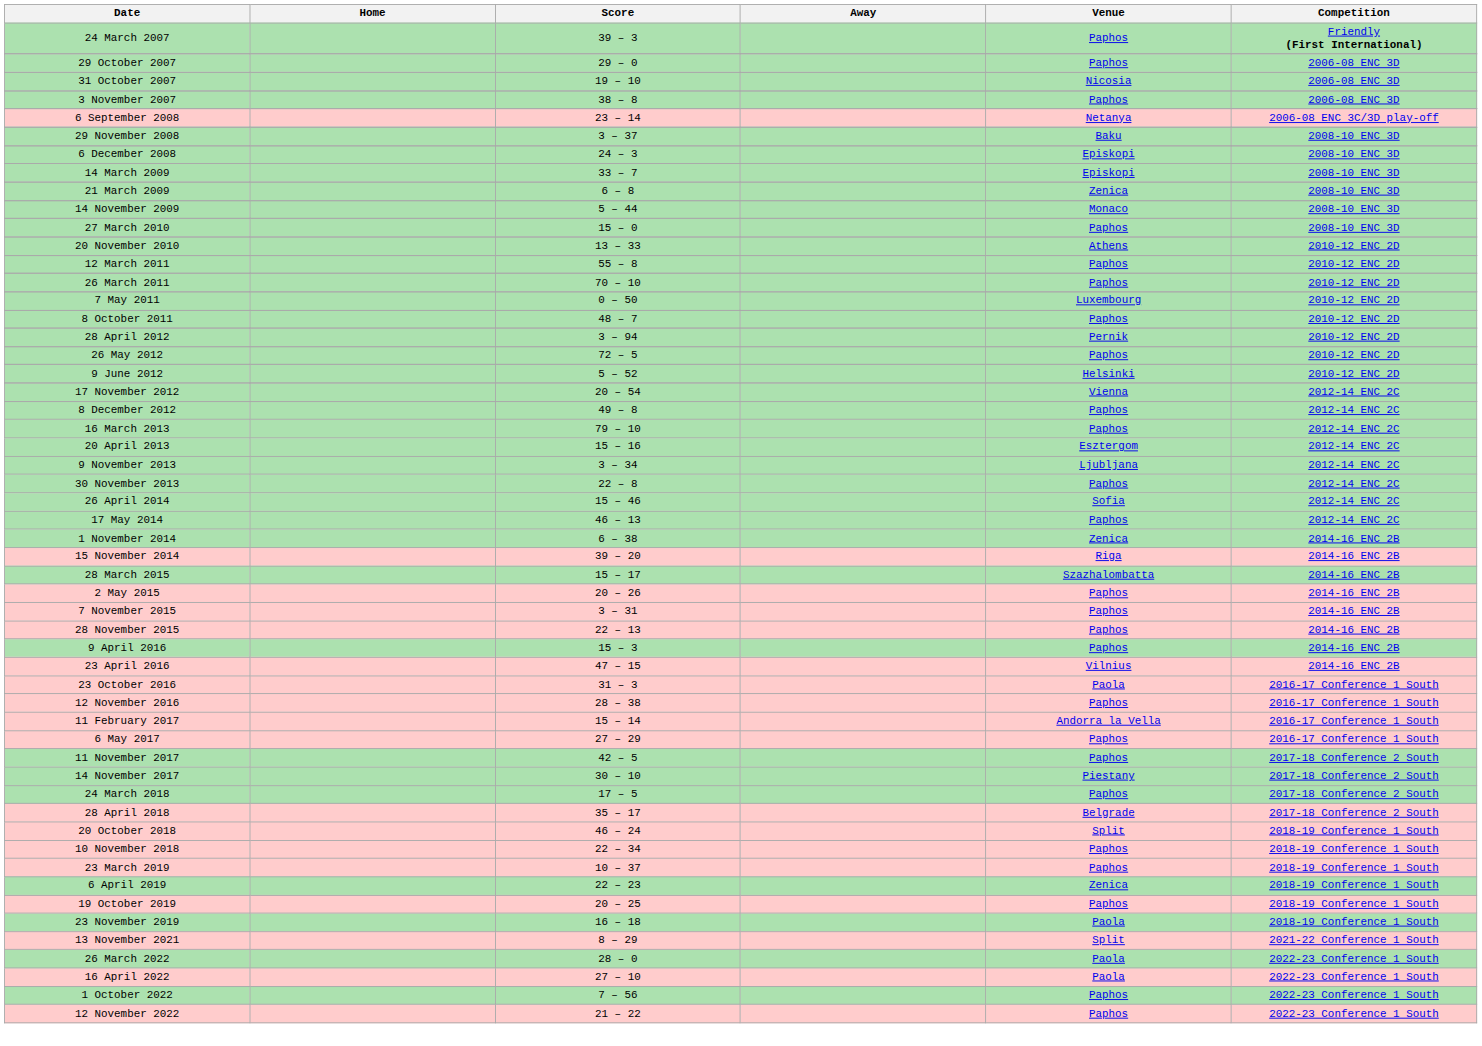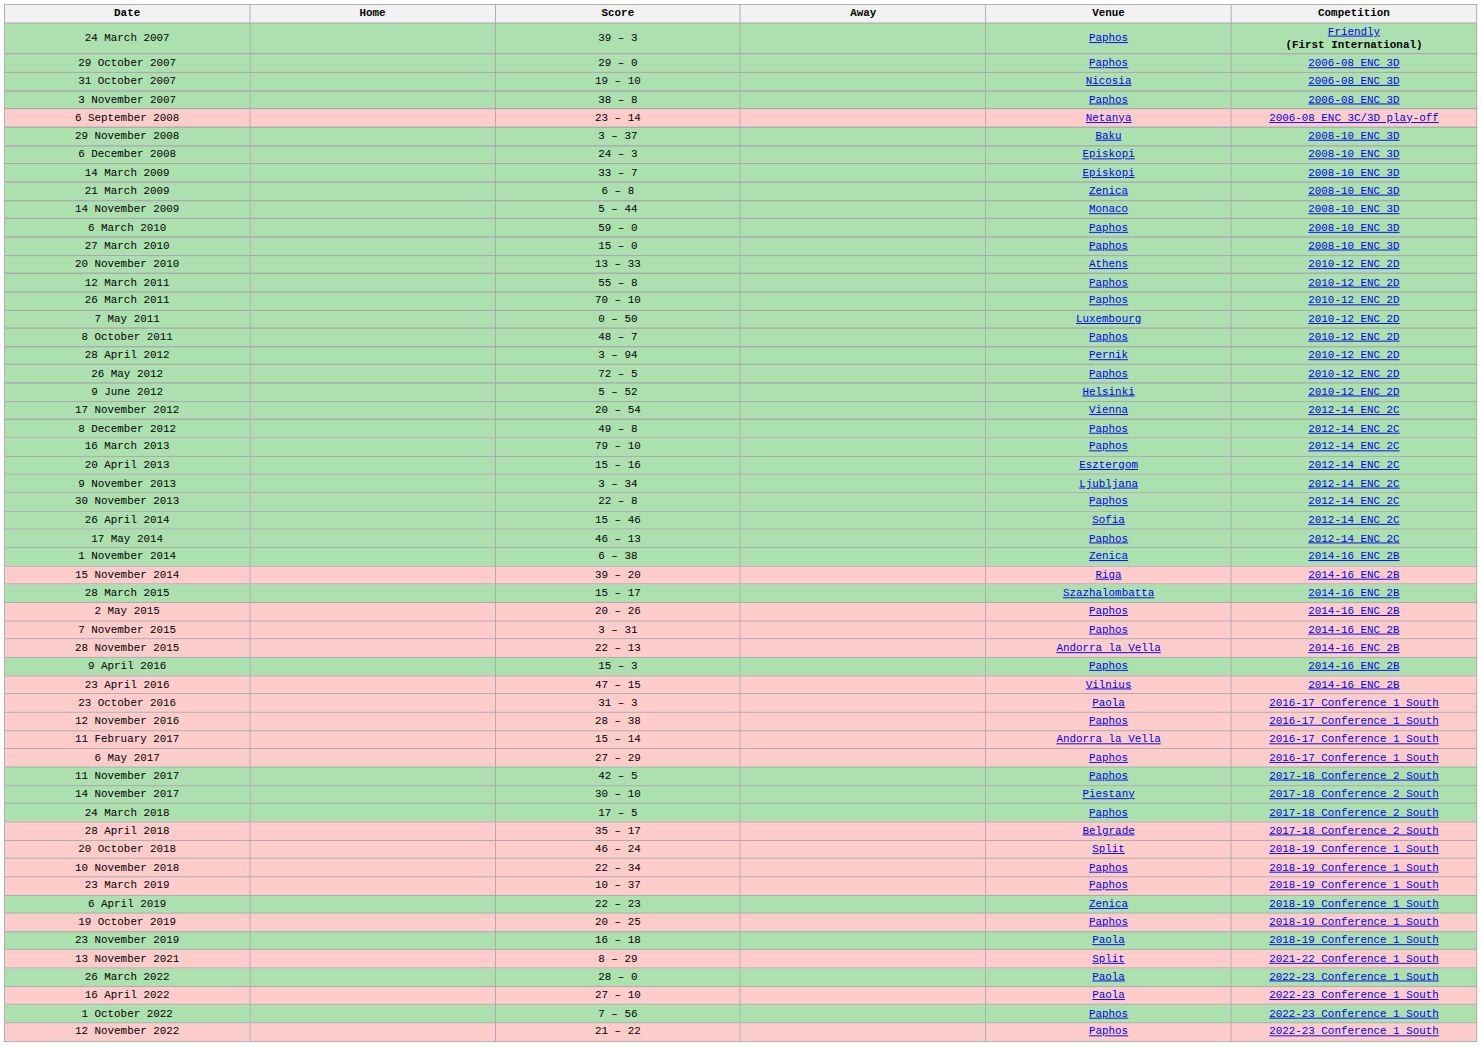+ row: (127, 227)
(1109, 630) Paphos -> (1109, 648) Andorra la Vella
